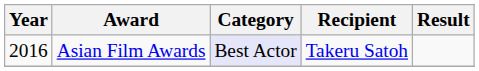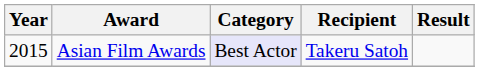(28, 50) 2016 -> (28, 50) 2015
